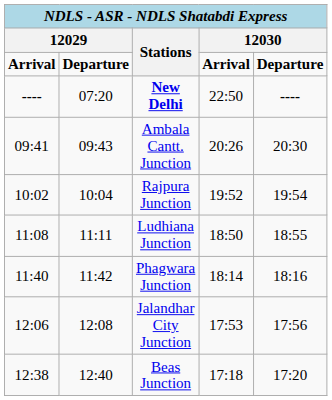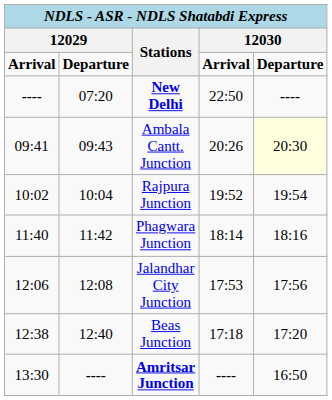(290, 145) no background -> (290, 145) lightyellow background
- row: (166, 235)
+ row: (166, 374)
